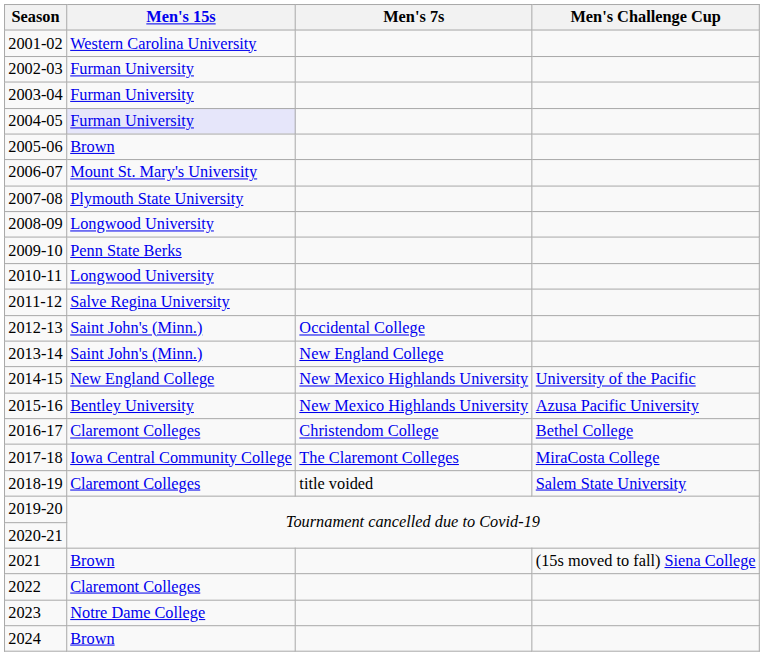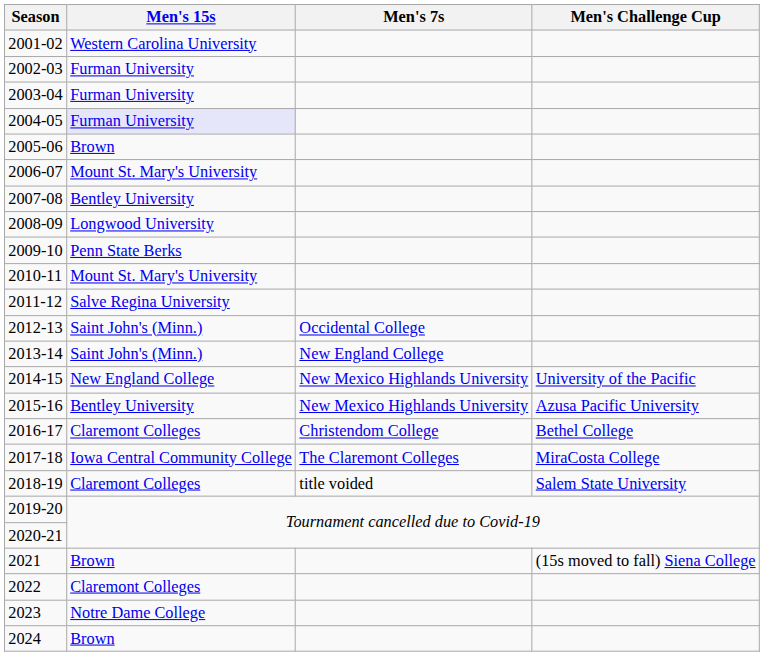(157, 198) Plymouth State University -> (132, 198) Bentley University
(142, 276) Longwood University -> (164, 276) Mount St. Mary's University
